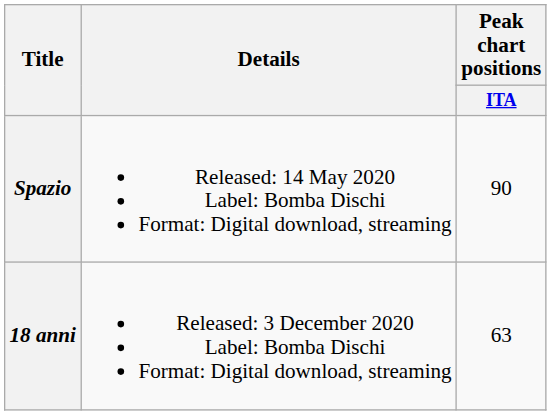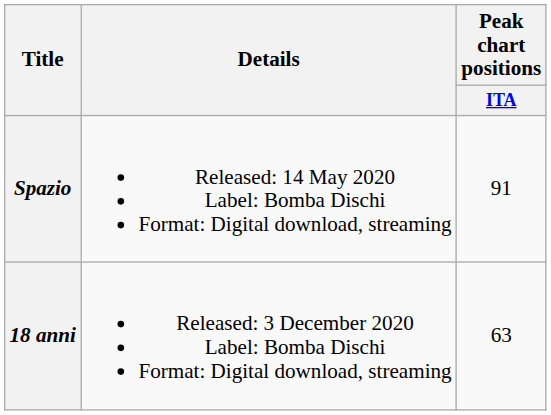(501, 188) 90 -> (501, 188) 91
